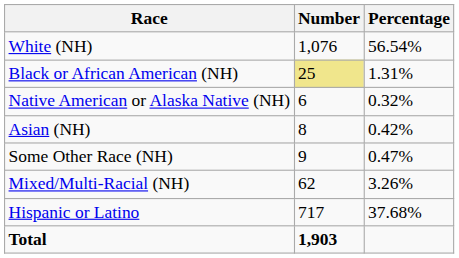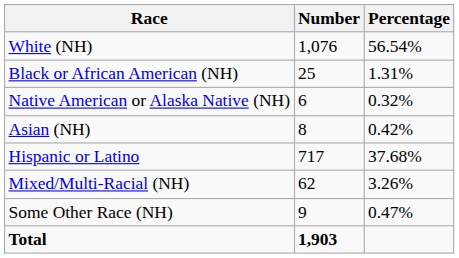(307, 73) khaki background -> (307, 73) no background
rows swapped: (91, 156) <-> (74, 211)
